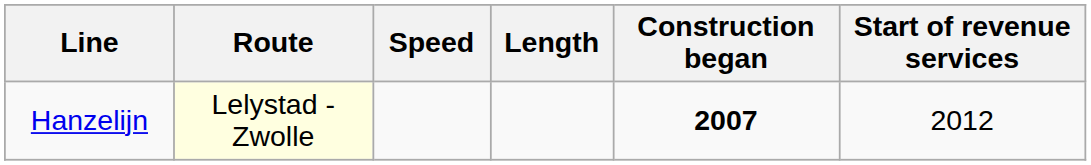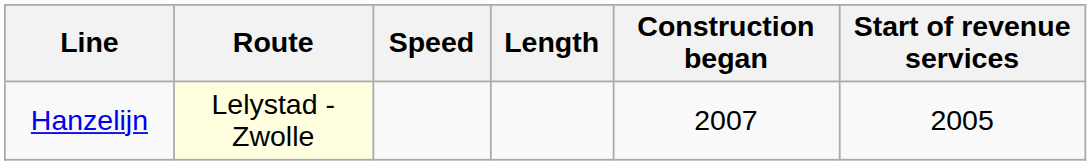(726, 120) bold -> (726, 120) normal
(962, 120) 2012 -> (962, 120) 2005
